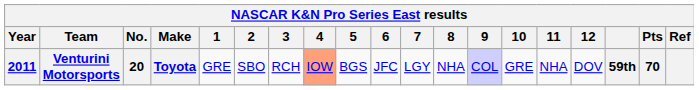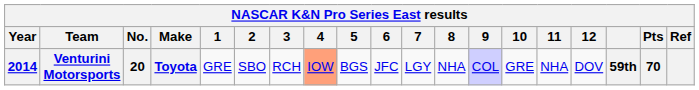(22, 67) 2011 -> (22, 67) 2014
